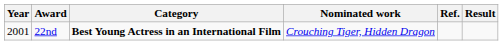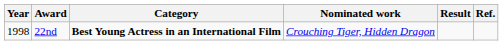columns swapped: (480, 13) <-> (450, 13)
(18, 31) 2001 -> (18, 31) 1998
